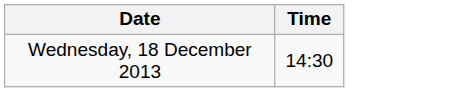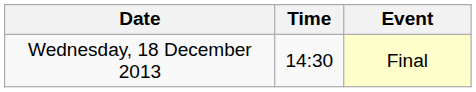+ column: (407, 19)
